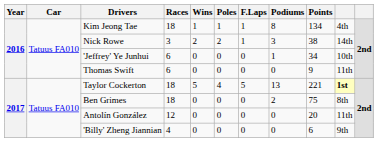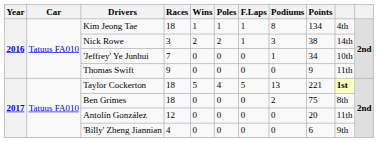(168, 55) 6 -> (168, 55) 7
(168, 70) 6 -> (168, 70) 9
